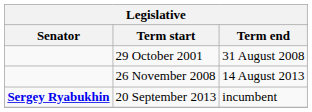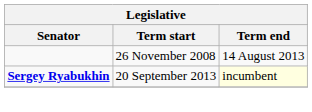- row: (159, 55)
(250, 96) no background -> (250, 76) lightyellow background
